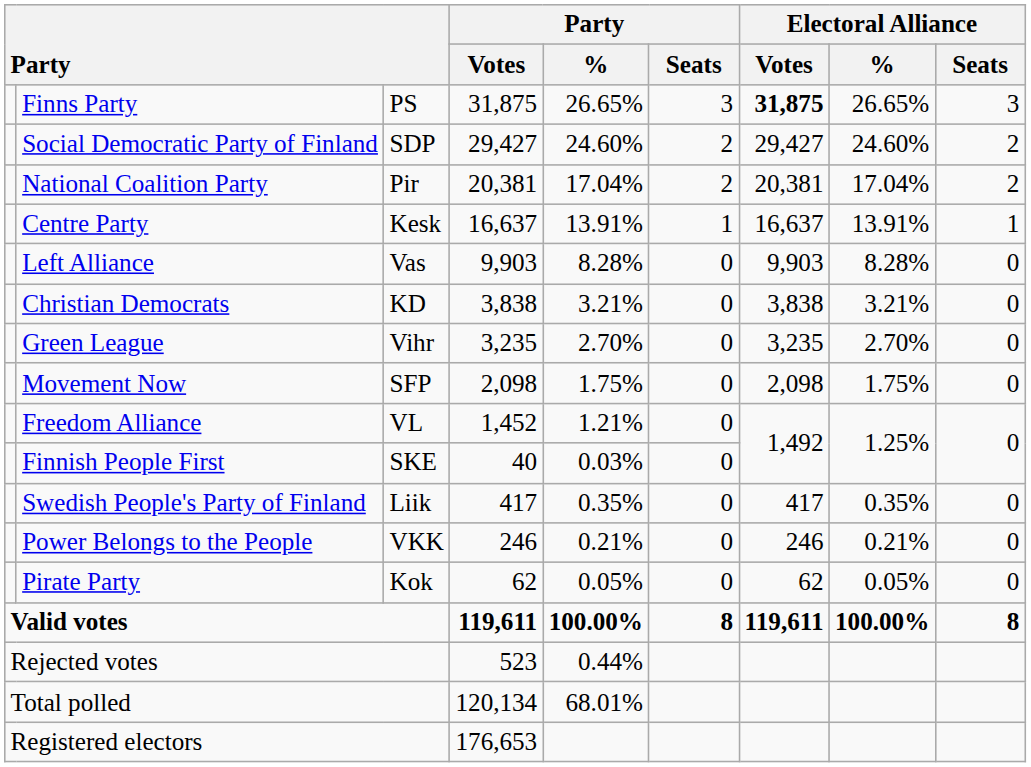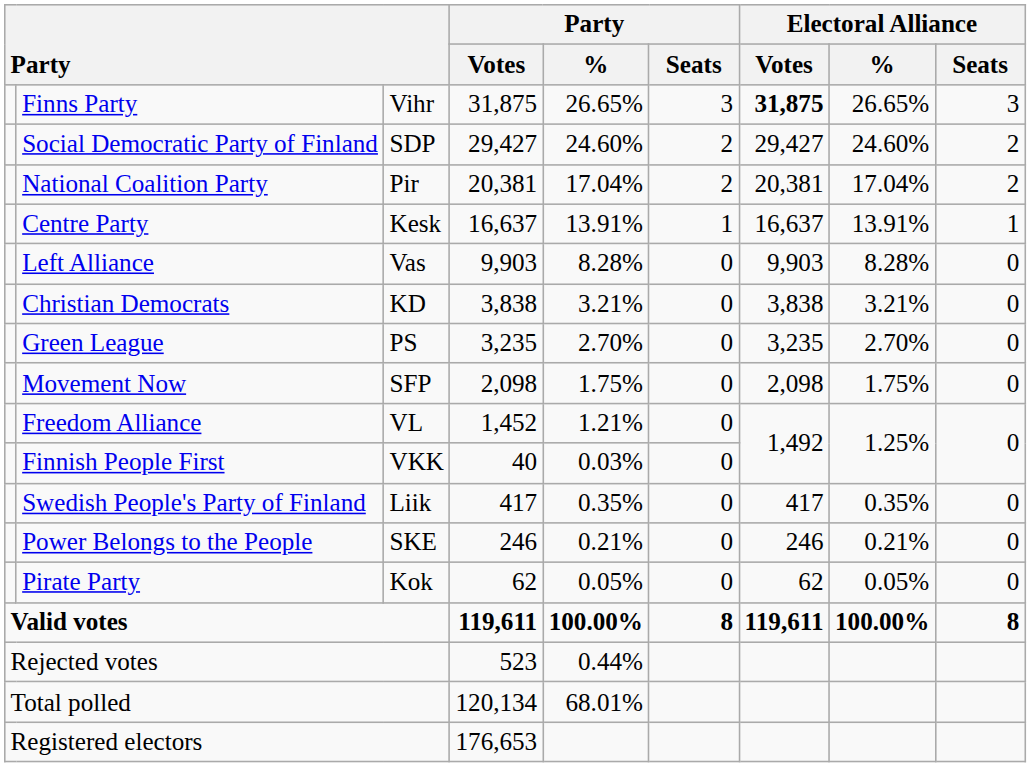(403, 104) PS -> (412, 104) Vihr
(412, 343) Vihr -> (403, 343) PS
(413, 462) SKE -> (417, 462) VKK
(417, 542) VKK -> (413, 542) SKE
